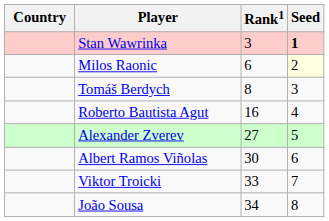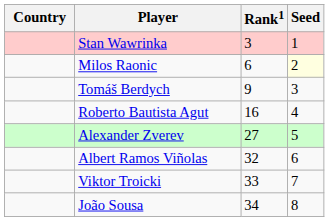(295, 43) bold -> (295, 43) normal
(248, 89) 8 -> (248, 89) 9
(251, 158) 30 -> (251, 158) 32
